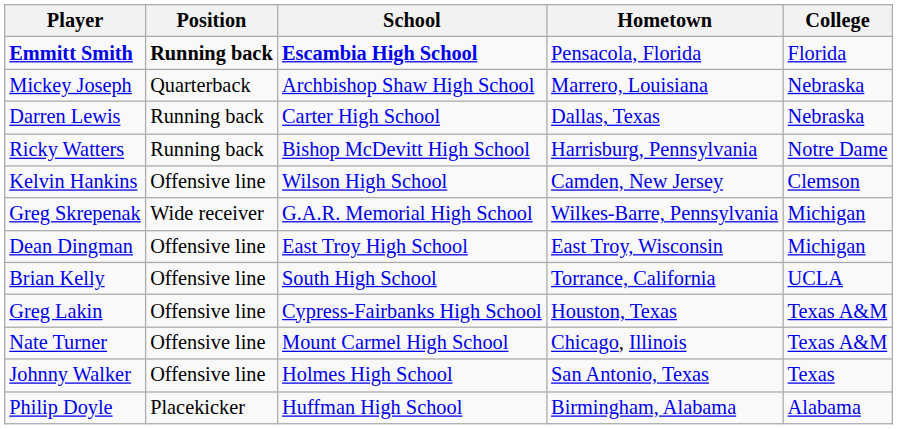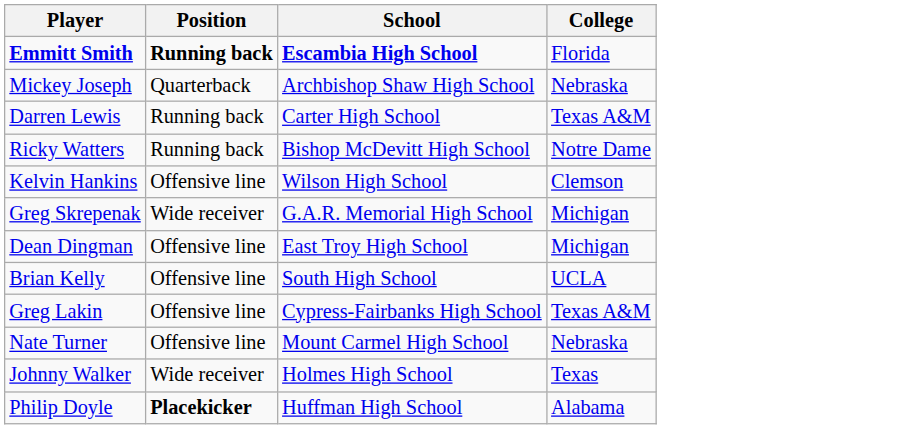- column: (665, 20)
(826, 117) Nebraska -> (601, 117) Texas A&M
(837, 342) Texas A&M -> (589, 342) Nebraska
(208, 375) Offensive line -> (207, 375) Wide receiver
(198, 407) normal -> (201, 407) bold
